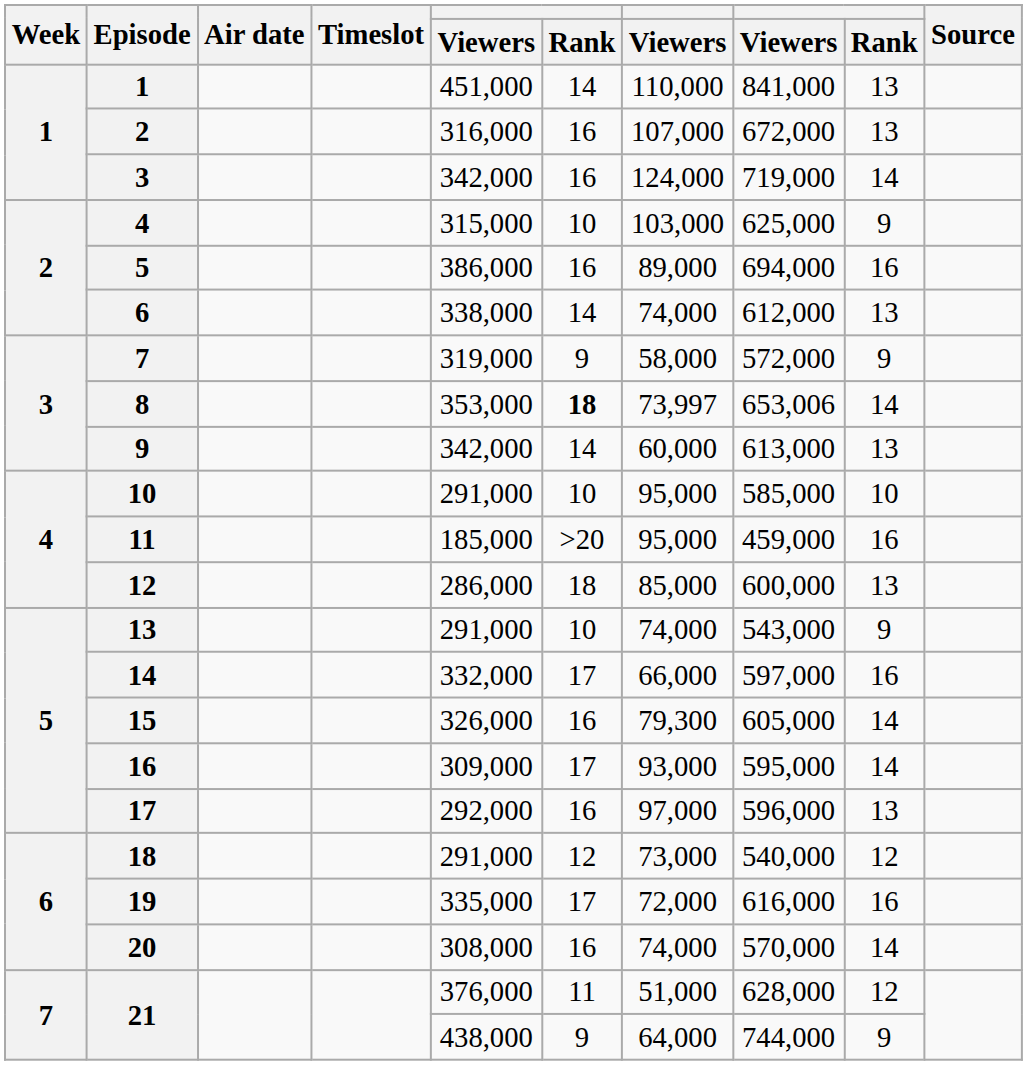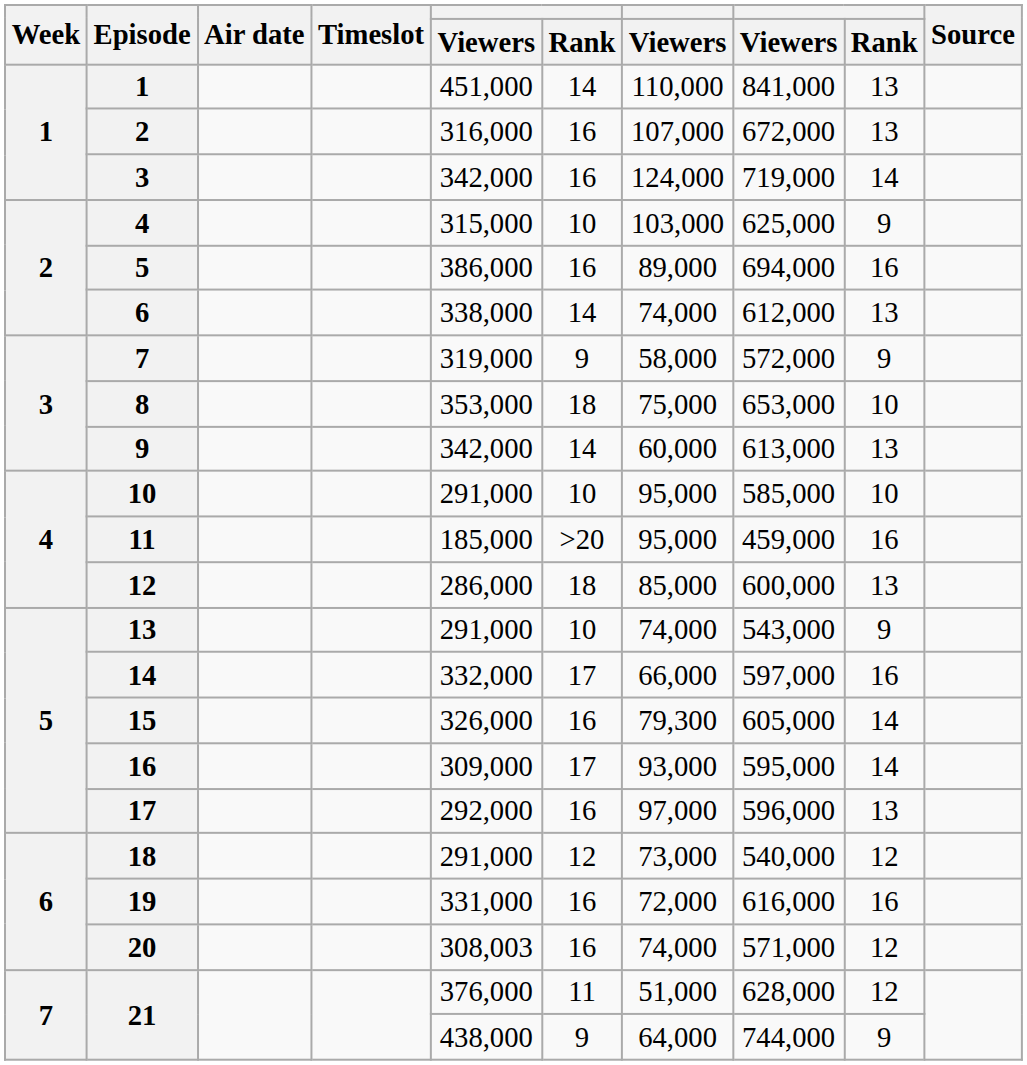(582, 404) bold -> (582, 404) normal
(678, 404) 73,997 -> (678, 404) 75,000
(789, 404) 653,006 -> (789, 404) 653,000
(884, 404) 14 -> (884, 404) 10
(486, 902) 335,000 -> (486, 902) 331,000
(582, 902) 17 -> (582, 902) 16
(486, 947) 308,000 -> (486, 947) 308,003
(789, 947) 570,000 -> (789, 947) 571,000
(884, 947) 14 -> (884, 947) 12
